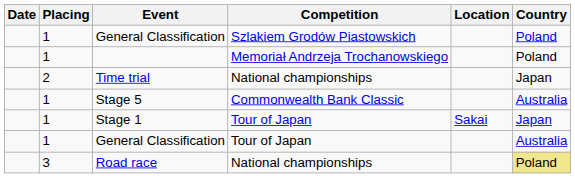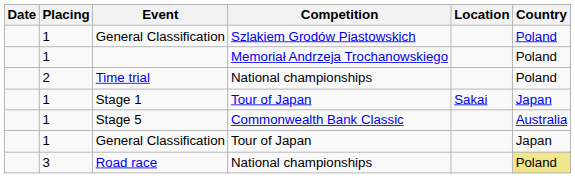(534, 78) Japan -> (536, 78) Poland
rows swapped: (119, 99) <-> (119, 120)
(541, 141) Australia -> (534, 141) Japan
